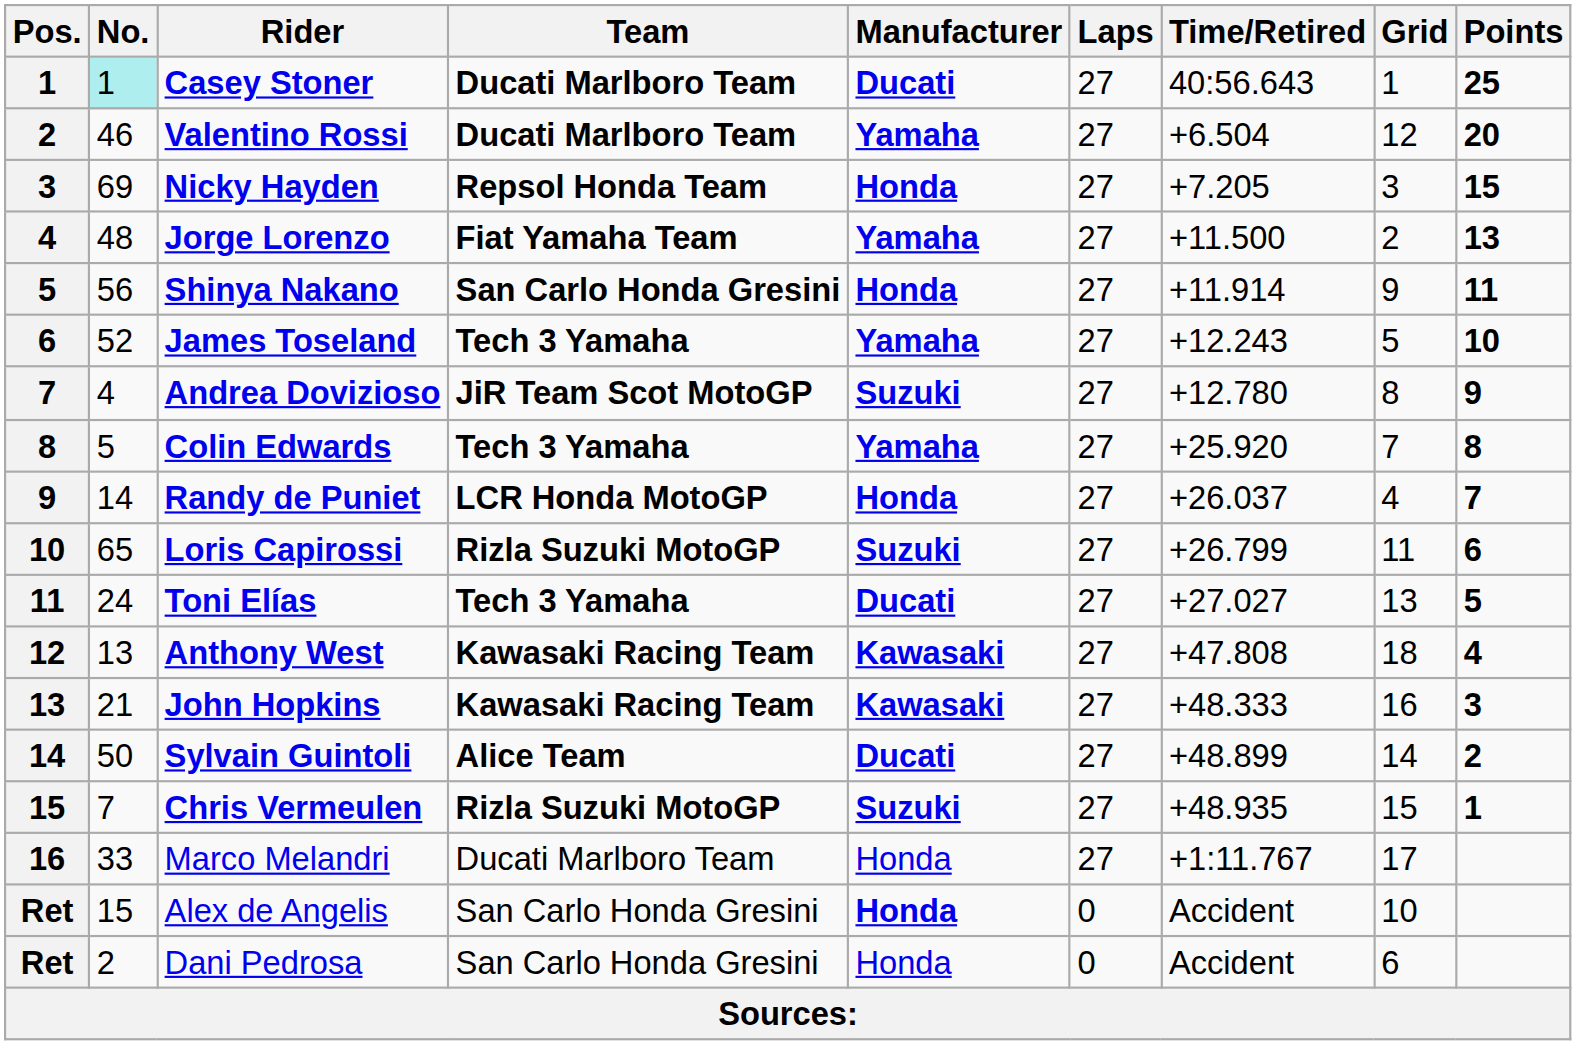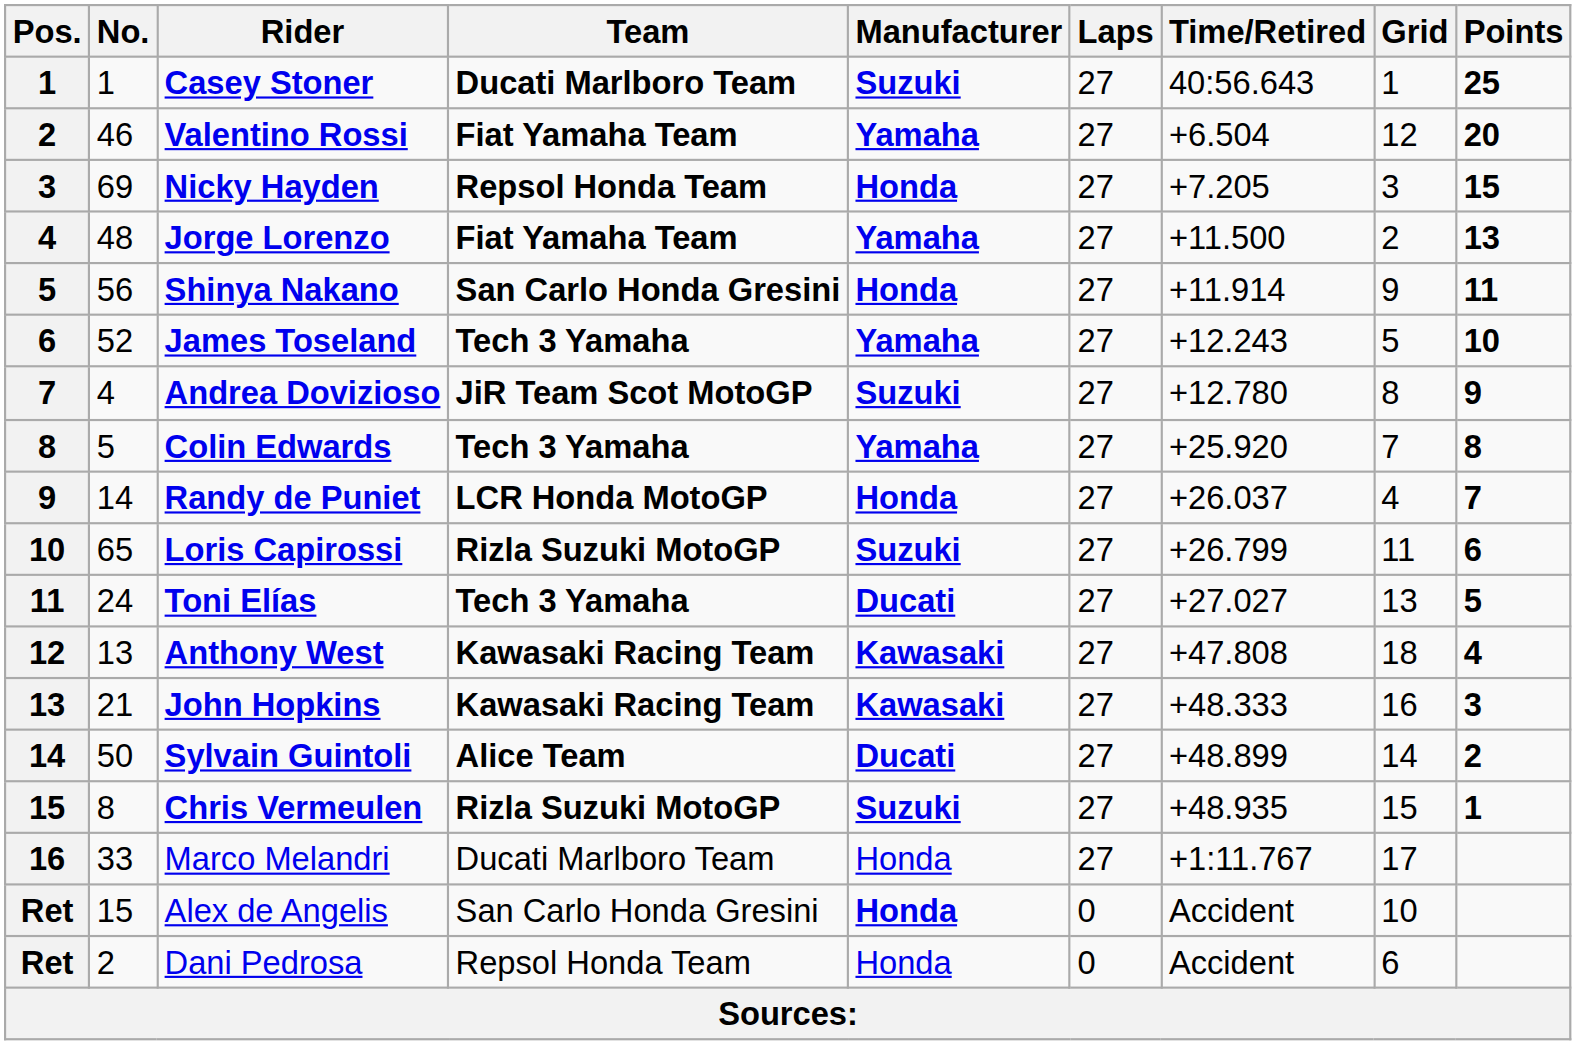(106, 83) paleturquoise background -> (106, 83) no background
(905, 83) Ducati -> (908, 83) Suzuki
(626, 135) Ducati Marlboro Team -> (597, 135) Fiat Yamaha Team
(106, 807) 7 -> (106, 807) 8
(637, 962) San Carlo Honda Gresini -> (603, 962) Repsol Honda Team
